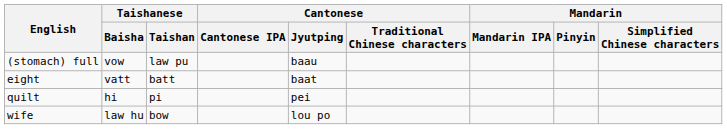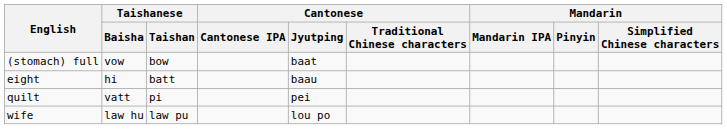(169, 62) law pu -> (159, 62) bow
(304, 62) baau -> (304, 62) baat
(117, 79) vatt -> (111, 79) hi
(304, 79) baat -> (304, 79) baau
(111, 97) hi -> (117, 97) vatt
(159, 115) bow -> (169, 115) law pu
